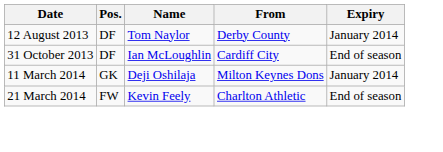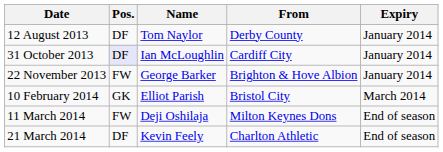(107, 55) no background -> (120, 55) lavender background
(365, 55) End of season -> (398, 55) January 2014
+ row: (57, 75)
+ row: (53, 95)
(109, 75) GK -> (122, 116) FW
(364, 75) January 2014 -> (399, 116) End of season
(109, 95) FW -> (120, 136) DF
